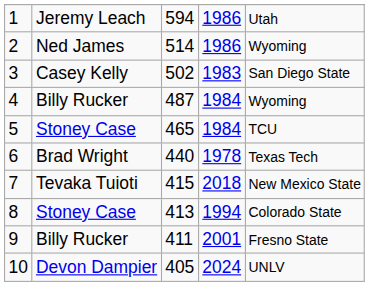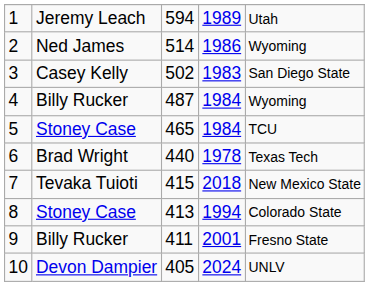(222, 18) 1986 -> (222, 18) 1989
